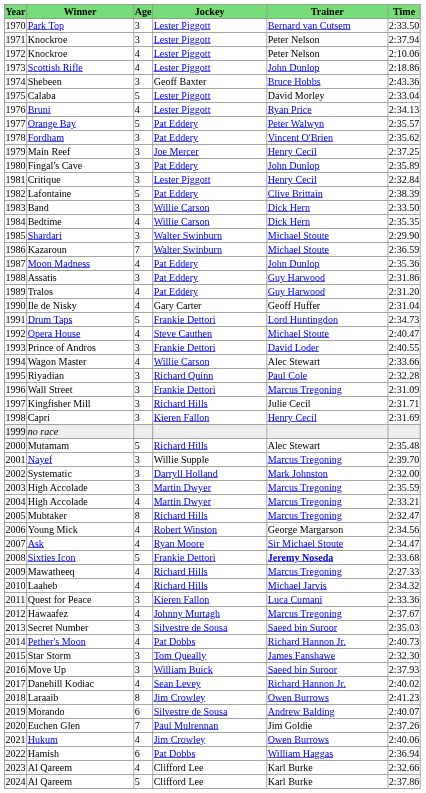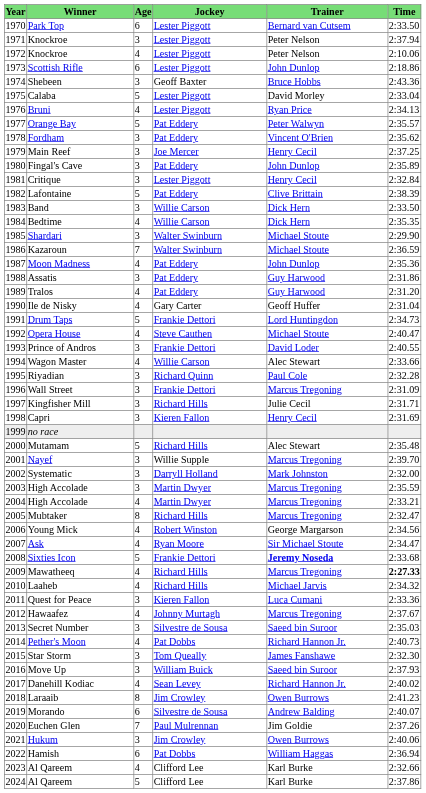(137, 25) 3 -> (137, 25) 6
(137, 67) 4 -> (137, 67) 6
(404, 571) normal -> (404, 571) bold
(137, 739) 4 -> (137, 739) 3
